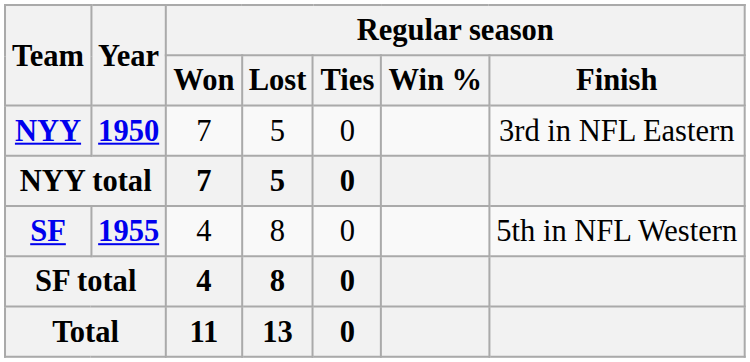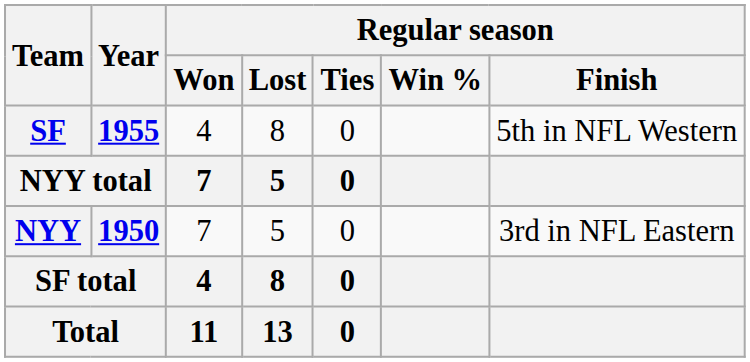rows swapped: (48, 130) <-> (48, 231)
